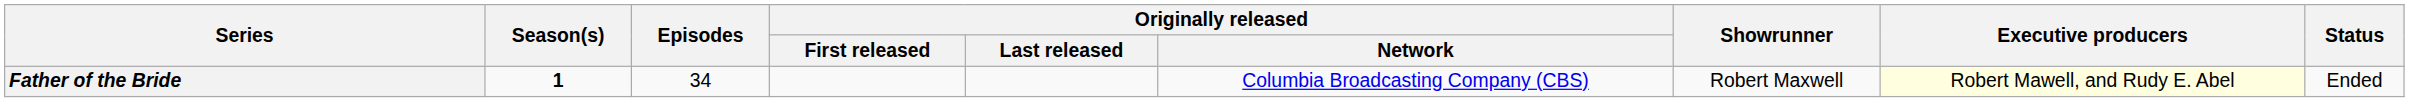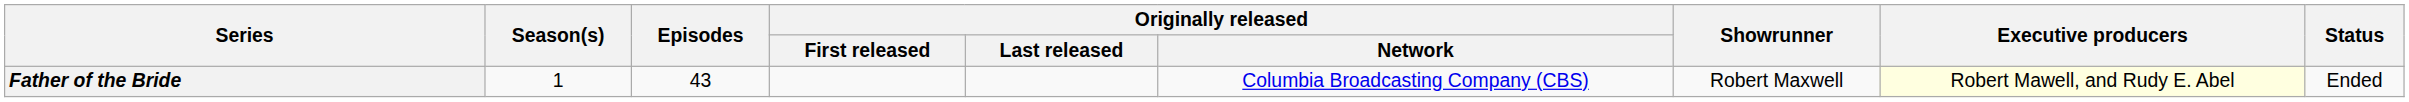(558, 81) bold -> (558, 81) normal
(701, 81) 34 -> (701, 81) 43
